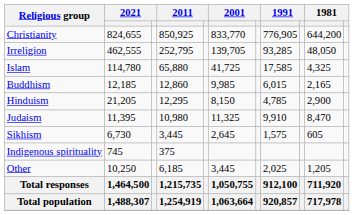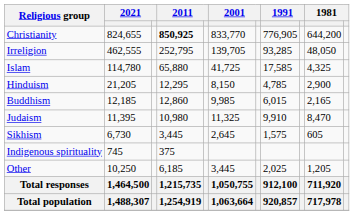(176, 34) normal -> (176, 34) bold
rows swapped: (28, 101) <-> (28, 84)
